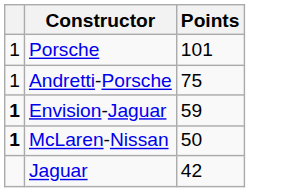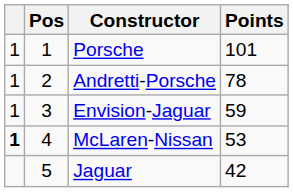+ column: (47, 19)
(192, 80) 75 -> (236, 80) 78
(15, 110) bold -> (15, 110) normal
(192, 140) 50 -> (236, 140) 53
